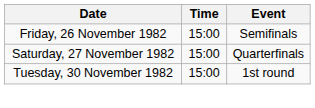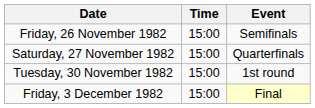+ row: (93, 93)
